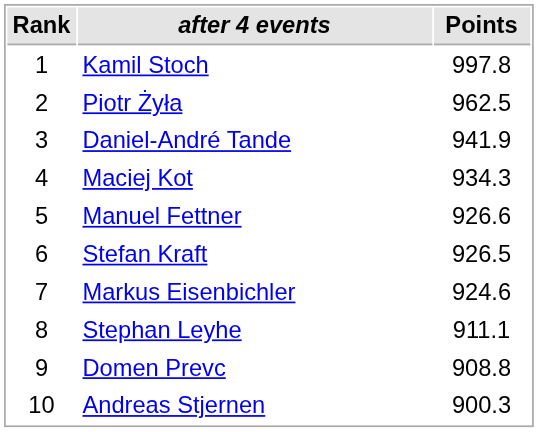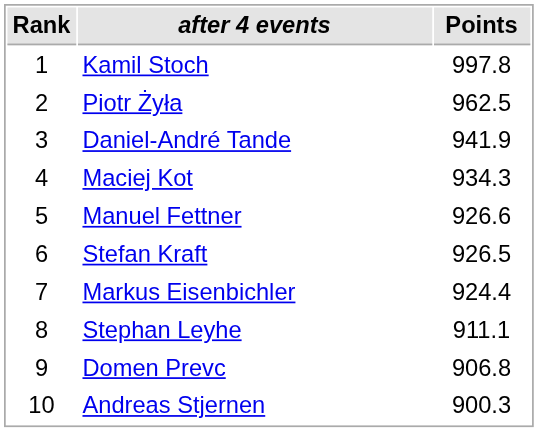(482, 292) 924.6 -> (482, 292) 924.4
(482, 368) 908.8 -> (482, 368) 906.8
